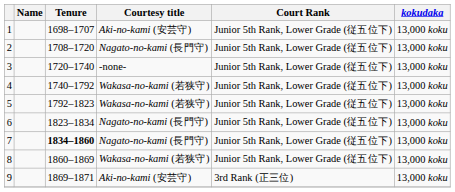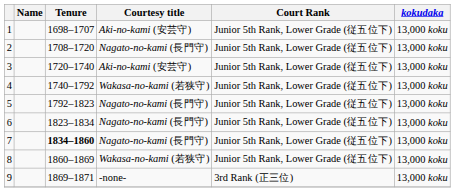(113, 67) -none- -> (145, 66) Aki-no-kami (安芸守)
(154, 103) Wakasa-no-kami (若狭守) -> (154, 103) Nagato-no-kami (長門守)
(145, 177) Aki-no-kami (安芸守) -> (113, 177) -none-
